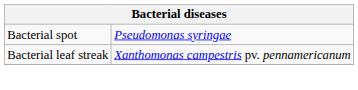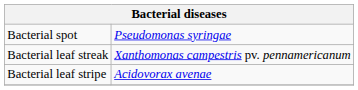+ row: (57, 74)
